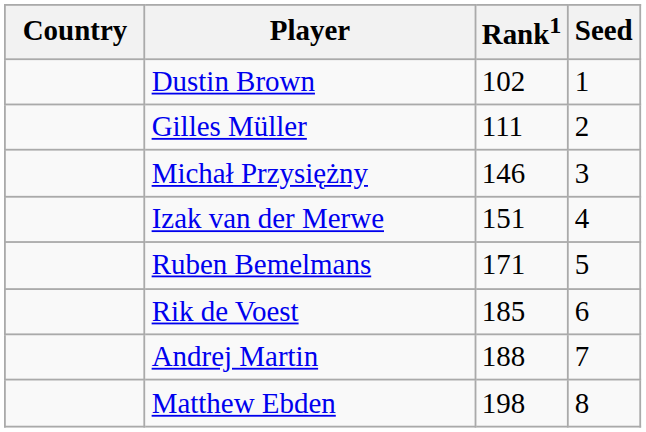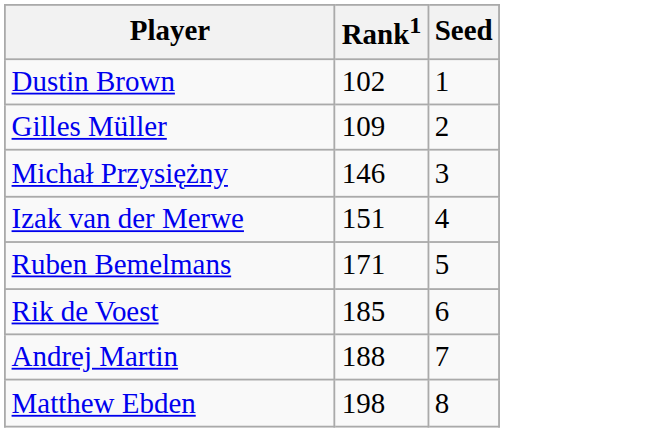- column: (75, 31)
(502, 127) 111 -> (363, 127) 109
